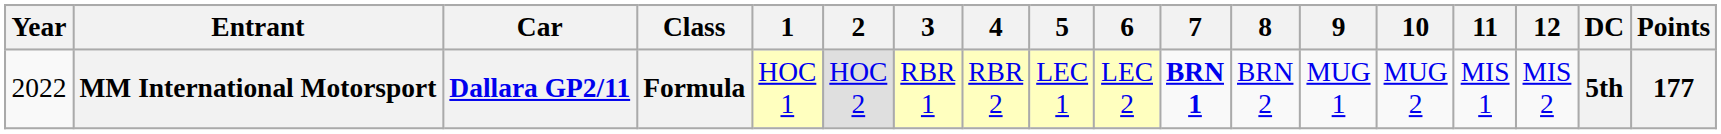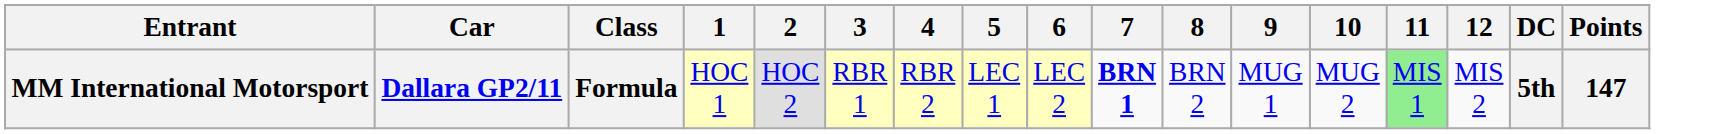- column: (39, 26)
(1485, 88) no background -> (1417, 88) lightgreen background
(1674, 88) 177 -> (1606, 88) 147
